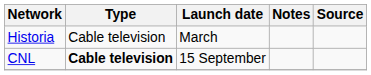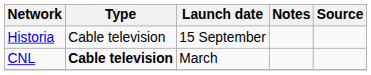(198, 37) March -> (223, 37) 15 September
(223, 59) 15 September -> (198, 59) March
